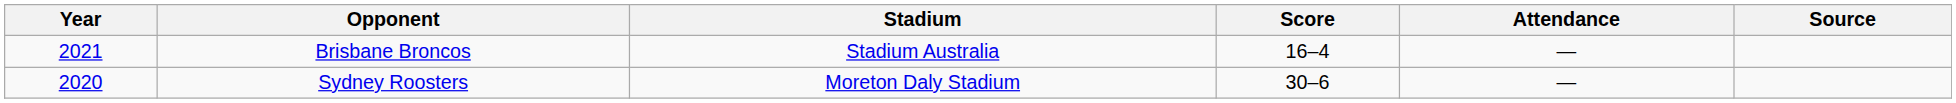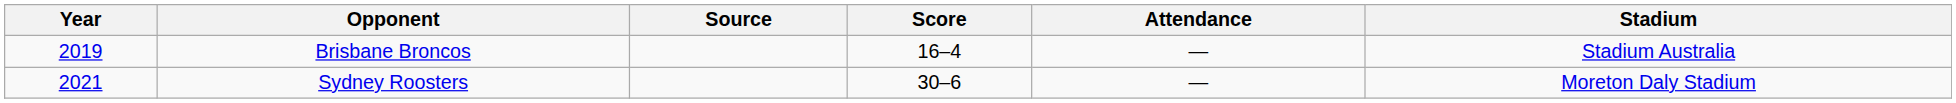columns swapped: (923, 20) <-> (1843, 20)
(81, 51) 2021 -> (81, 51) 2019
(81, 82) 2020 -> (81, 82) 2021
